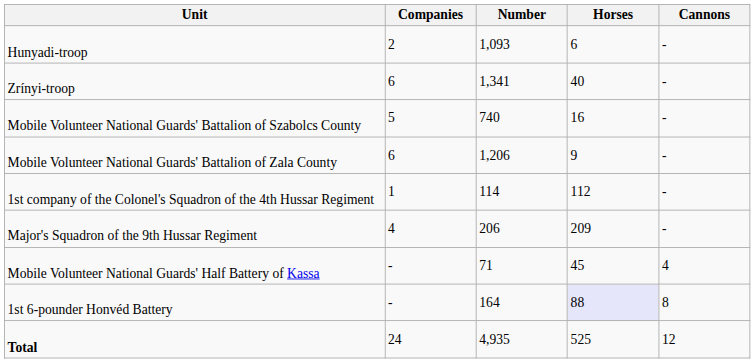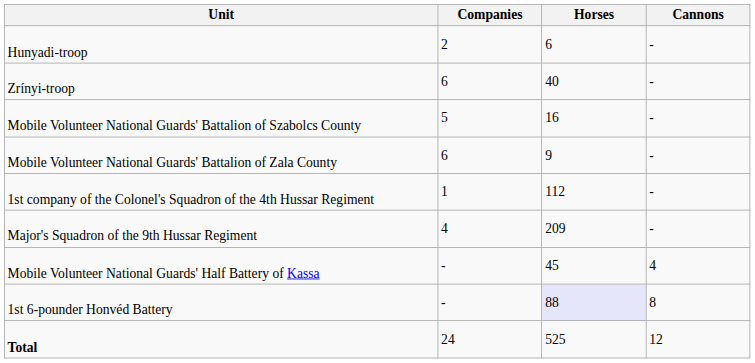- column: (522, 15)
